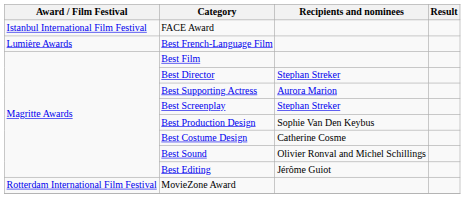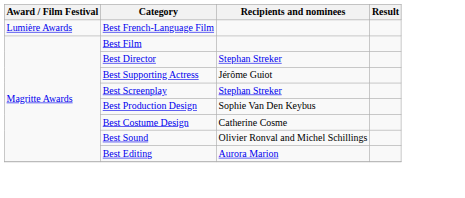- row: (188, 28)
(307, 91) Aurora Marion -> (245, 75) Jérôme Guiot
(304, 169) Jérôme Guiot -> (248, 153) Aurora Marion
- row: (198, 185)
